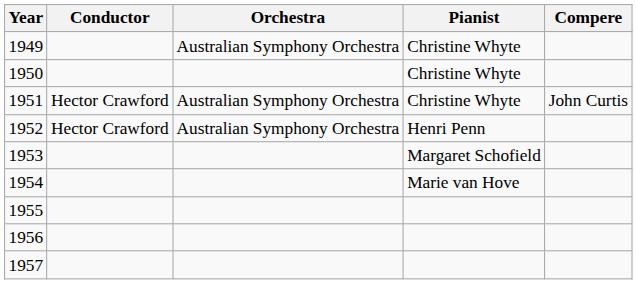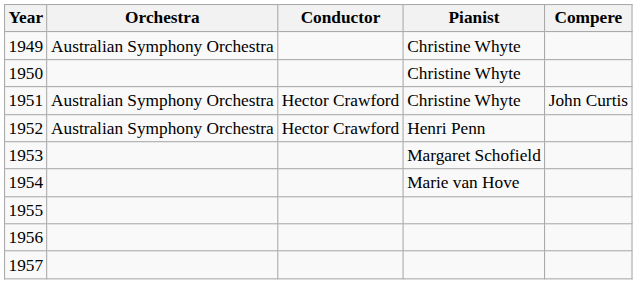columns swapped: (110, 18) <-> (288, 18)
